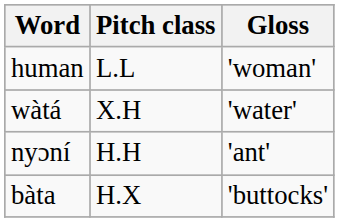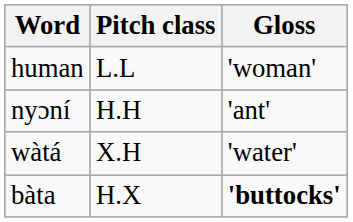rows swapped: (36, 110) <-> (41, 152)
(278, 195) normal -> (284, 195) bold
